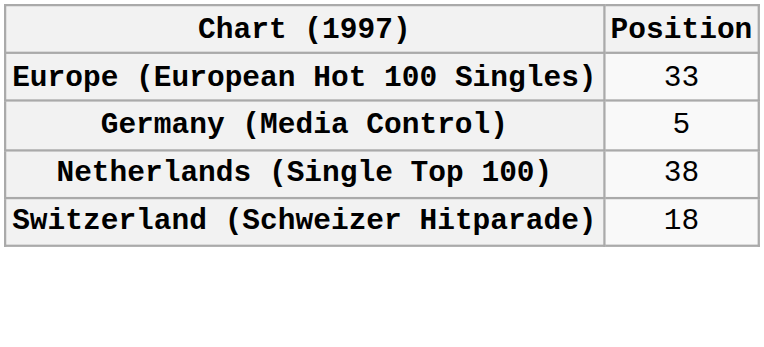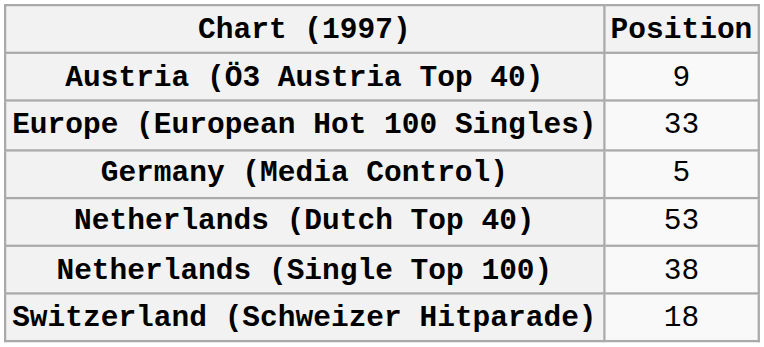+ row: (304, 77)
+ row: (304, 222)
